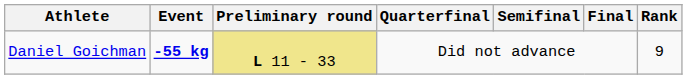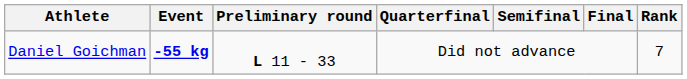(294, 61) khaki background -> (294, 61) no background
(659, 52) 9 -> (659, 52) 7
